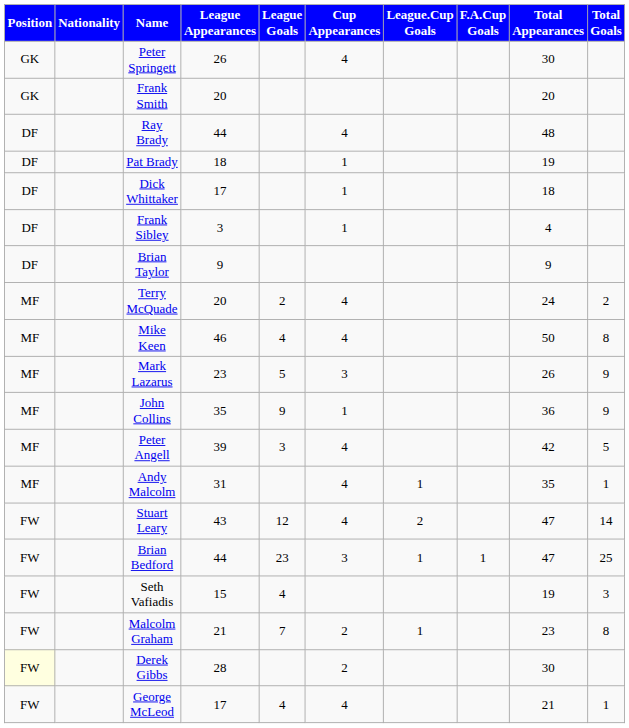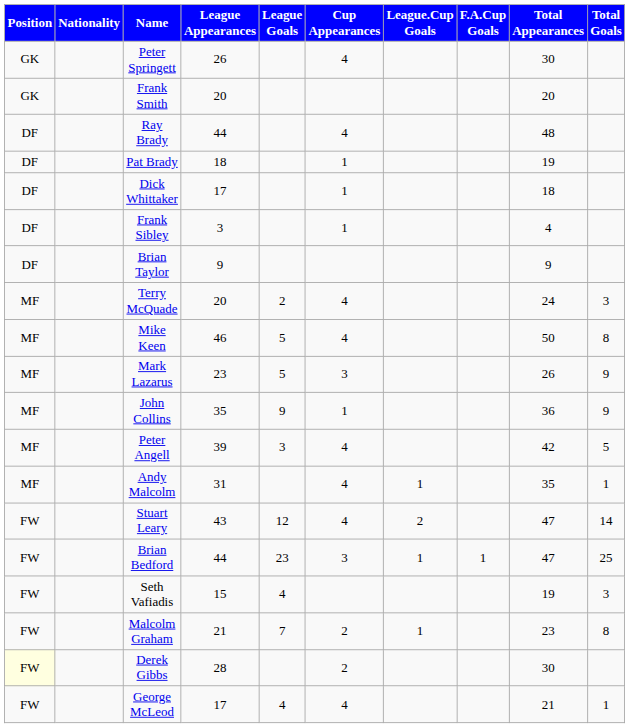(606, 301) 2 -> (606, 301) 3
(282, 338) 4 -> (282, 338) 5
